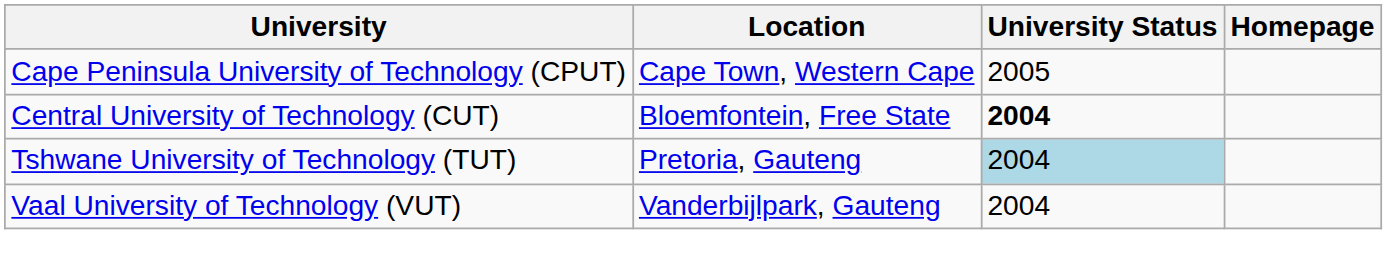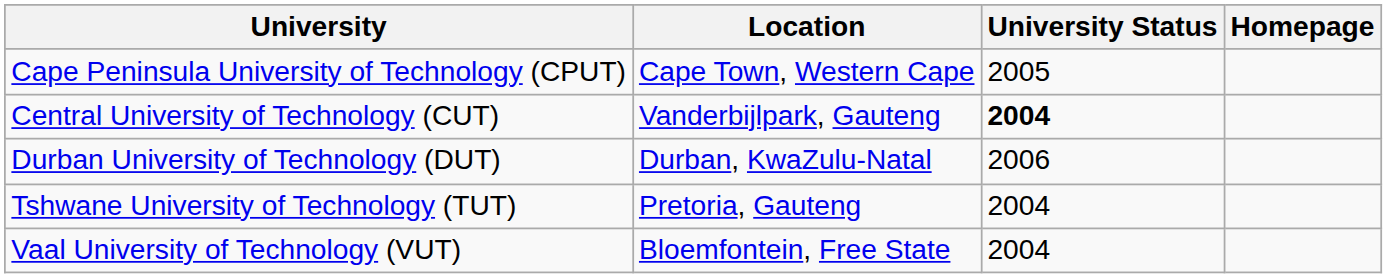(795, 116) Bloemfontein, Free State -> (790, 116) Vanderbijlpark, Gauteng
+ row: (256, 160)
(1019, 160) lightblue background -> (1019, 205) no background
(790, 205) Vanderbijlpark, Gauteng -> (795, 250) Bloemfontein, Free State
